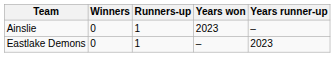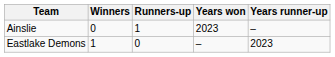(93, 44) 0 -> (93, 44) 1
(137, 44) 1 -> (137, 44) 0
